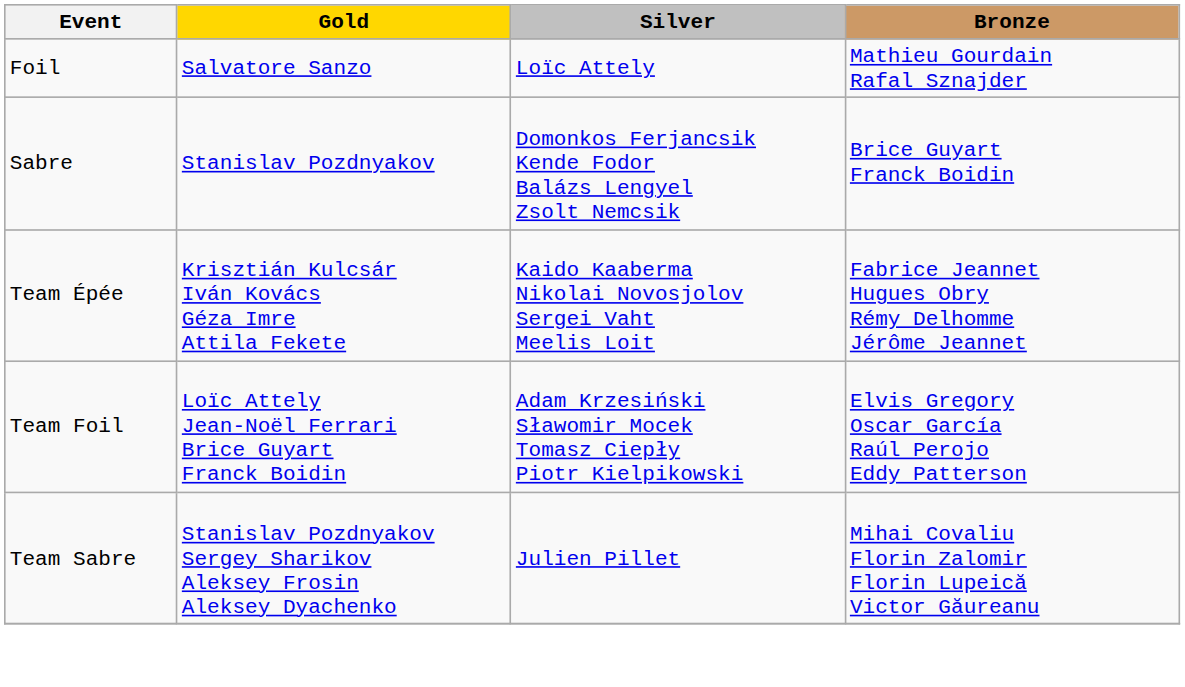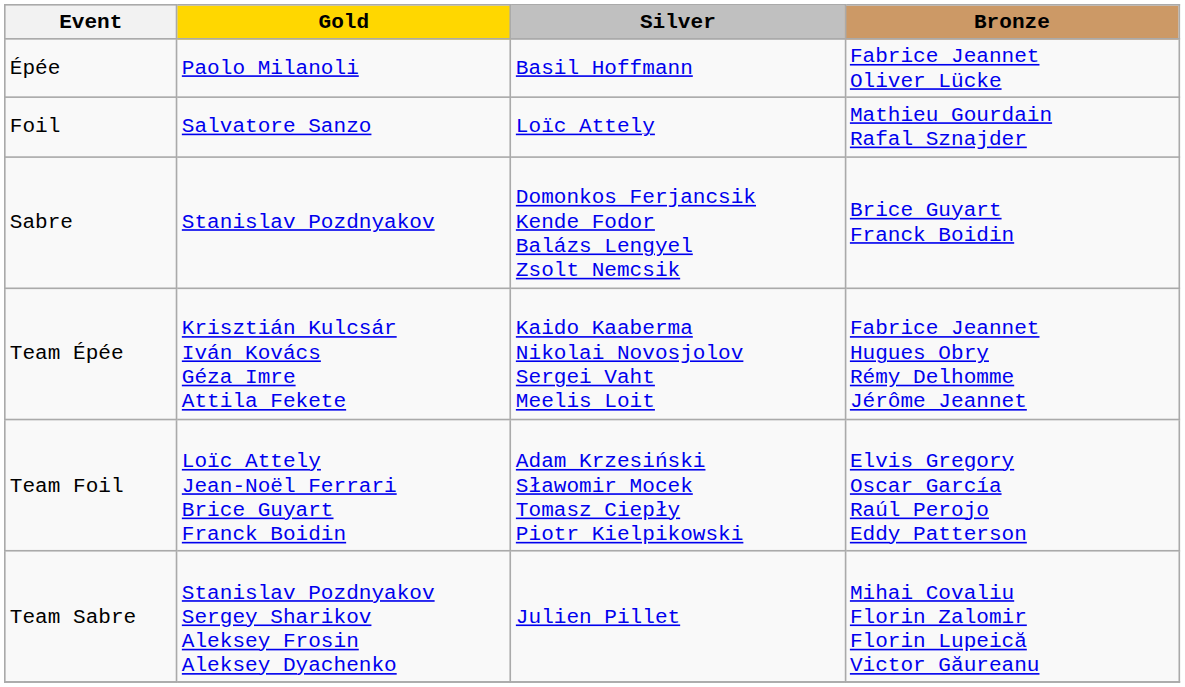+ row: (35, 68)
